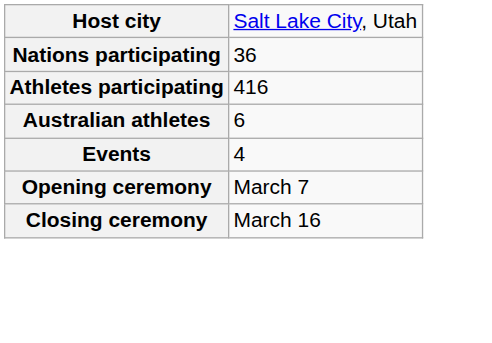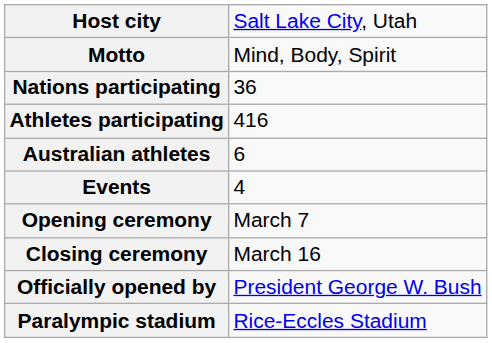+ row: (117, 54)
+ row: (117, 287)
+ row: (117, 320)
